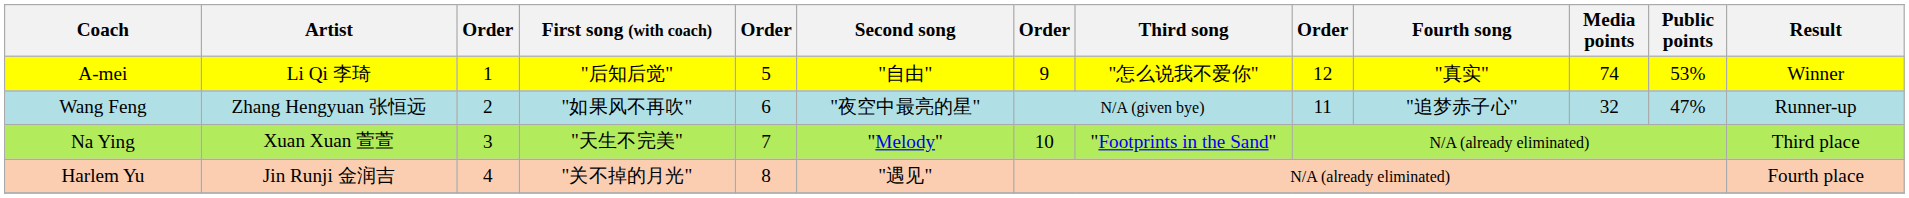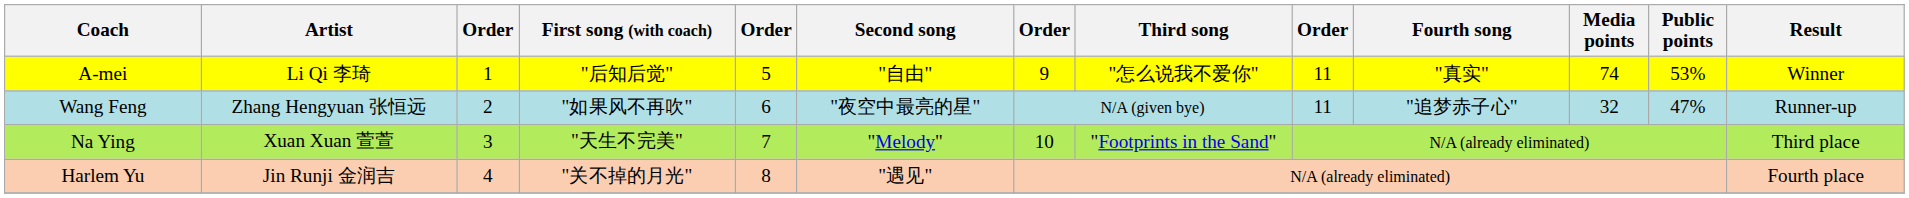(1323, 73) 12 -> (1323, 73) 11
